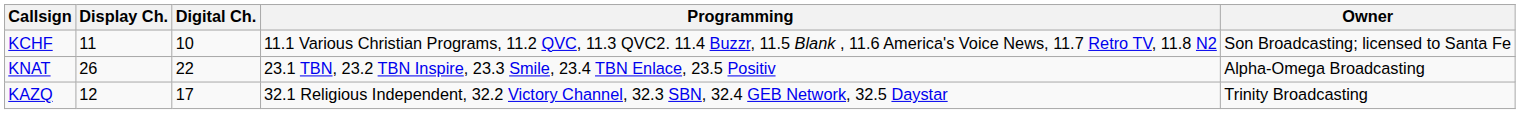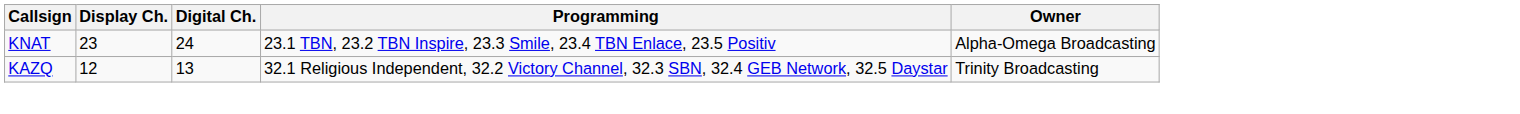- row: (30, 43)
(88, 69) 26 -> (88, 43) 23
(185, 69) 22 -> (185, 43) 24
(185, 95) 17 -> (185, 69) 13
